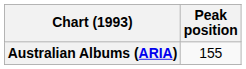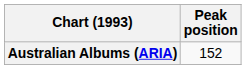(211, 53) 155 -> (211, 53) 152
